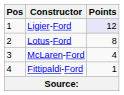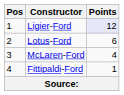(114, 41) 8 -> (114, 41) 6
